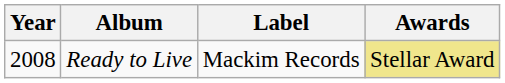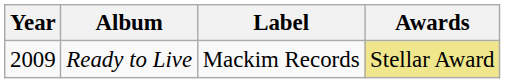(33, 58) 2008 -> (33, 58) 2009
